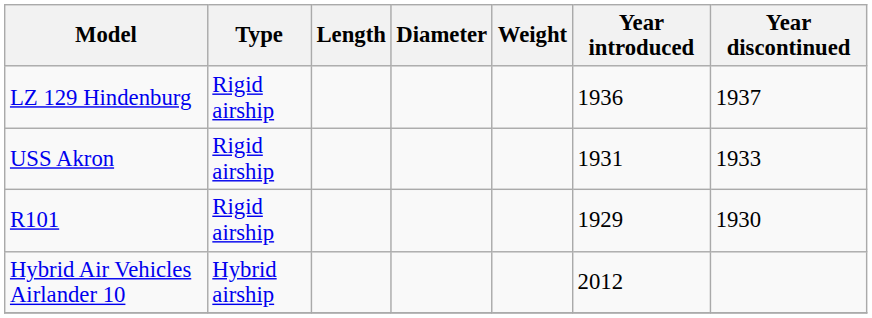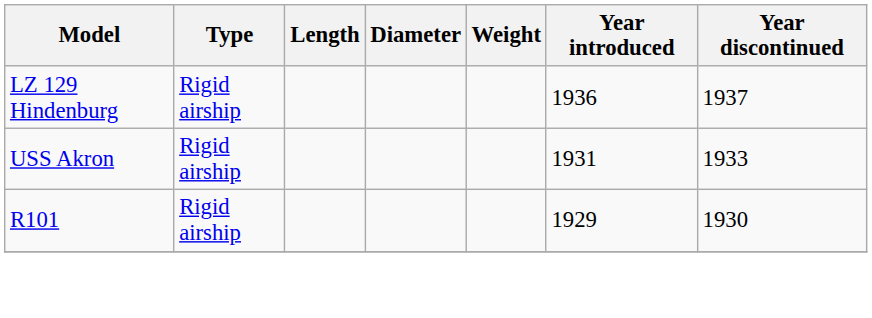- row: (101, 281)
